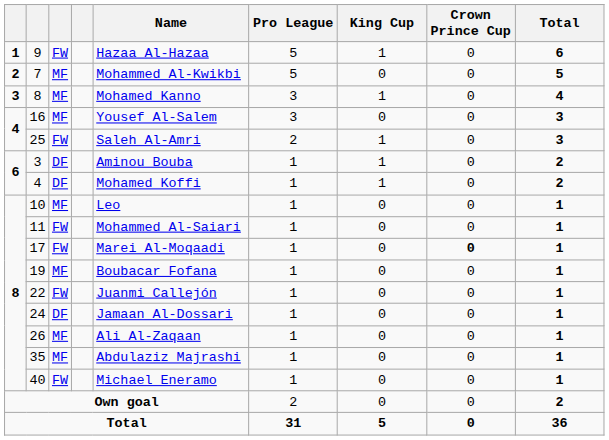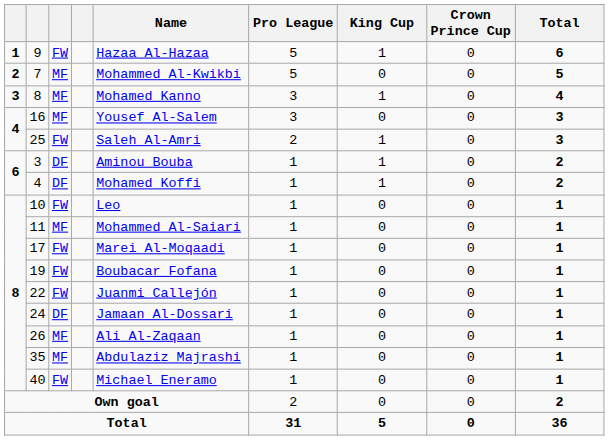(60, 205) MF -> (60, 205) FW
(60, 227) FW -> (60, 227) MF
(471, 249) bold -> (471, 249) normal
(60, 271) MF -> (60, 271) FW
